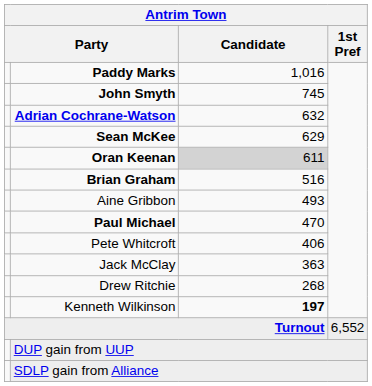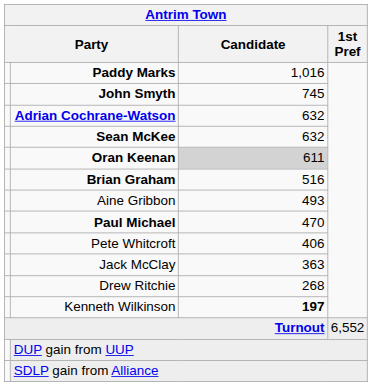(313, 136) 629 -> (313, 136) 632
